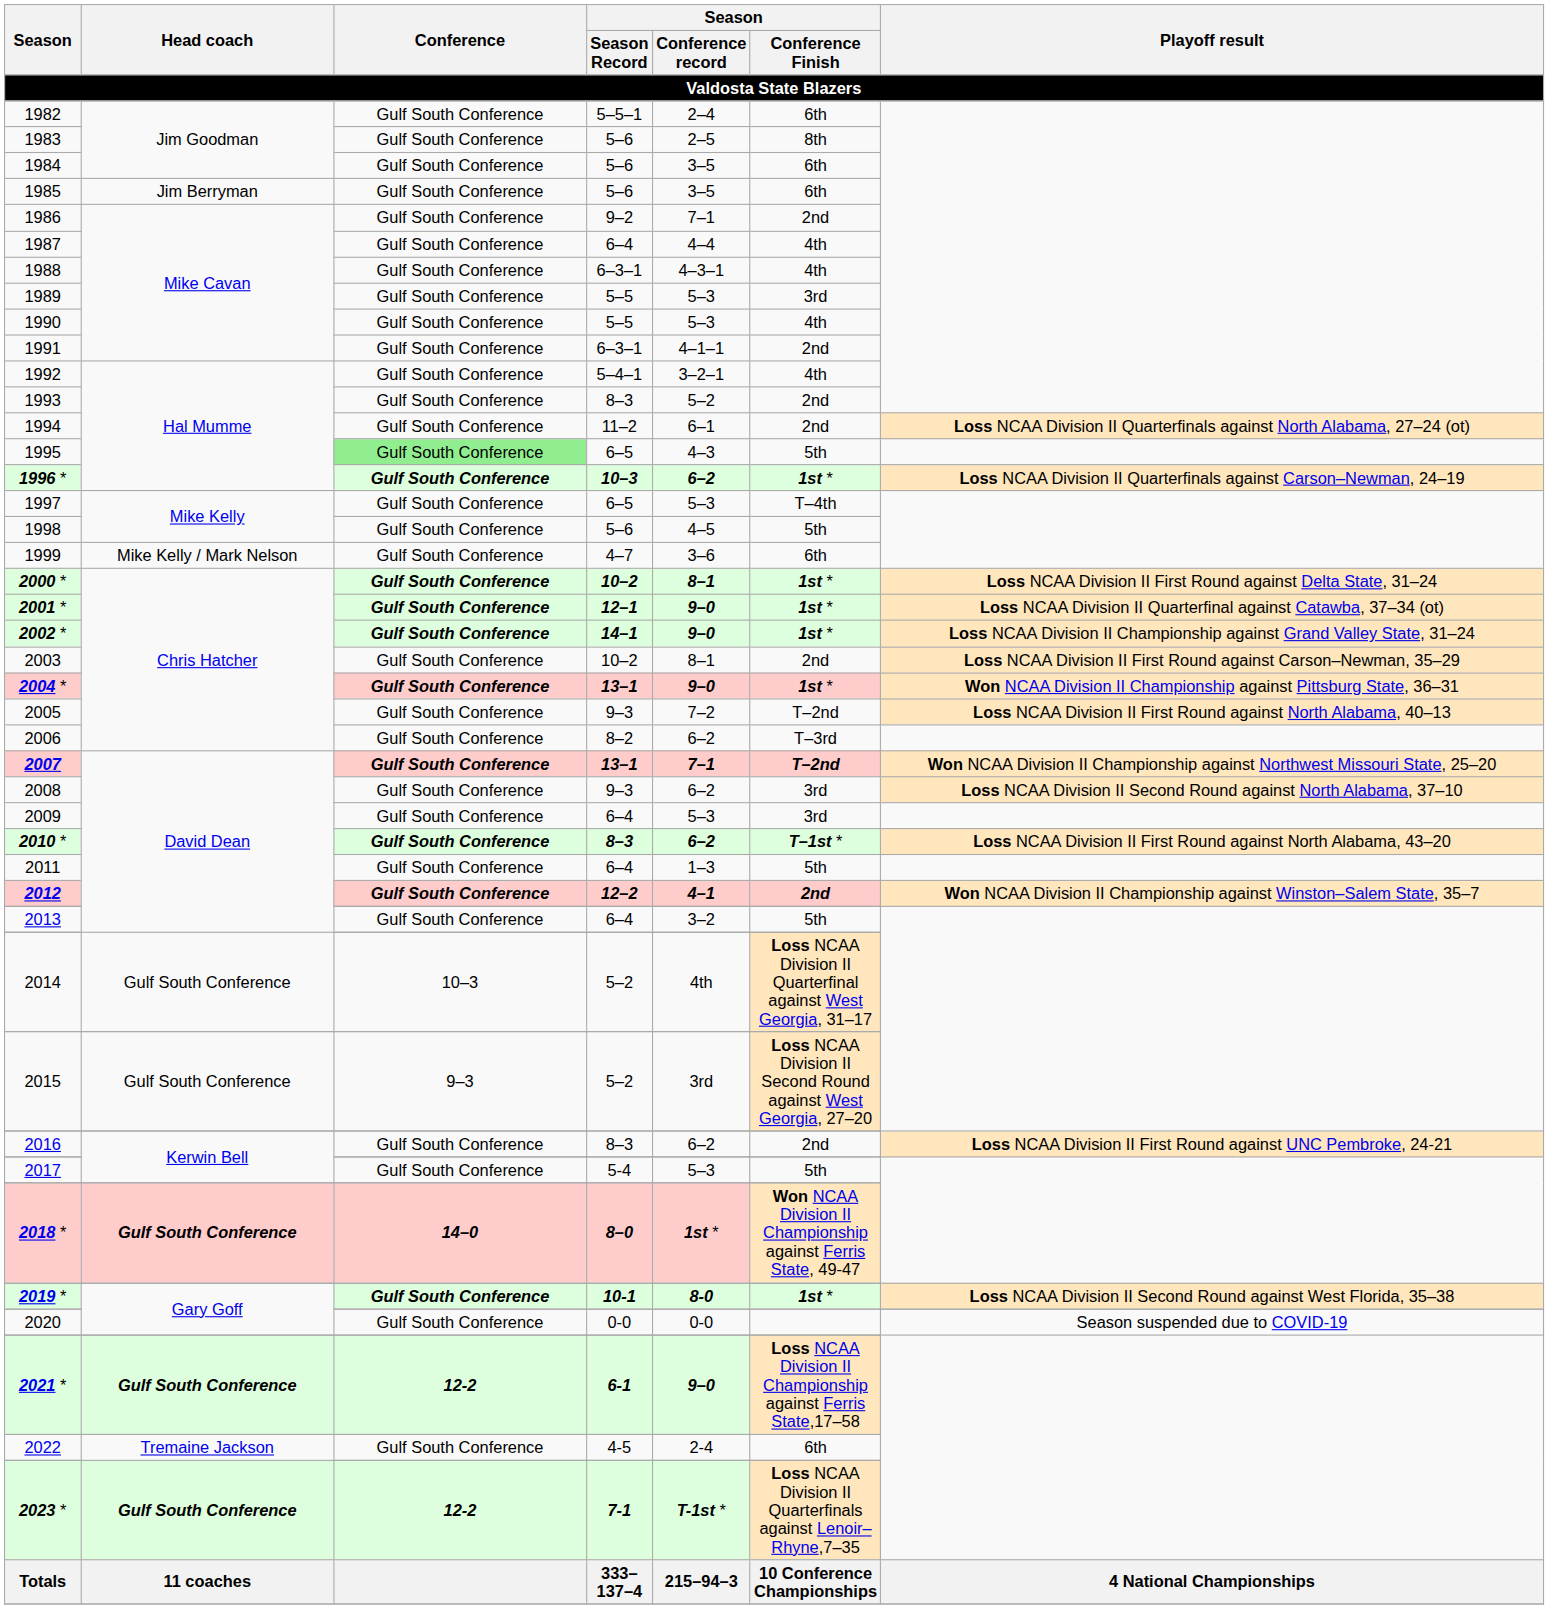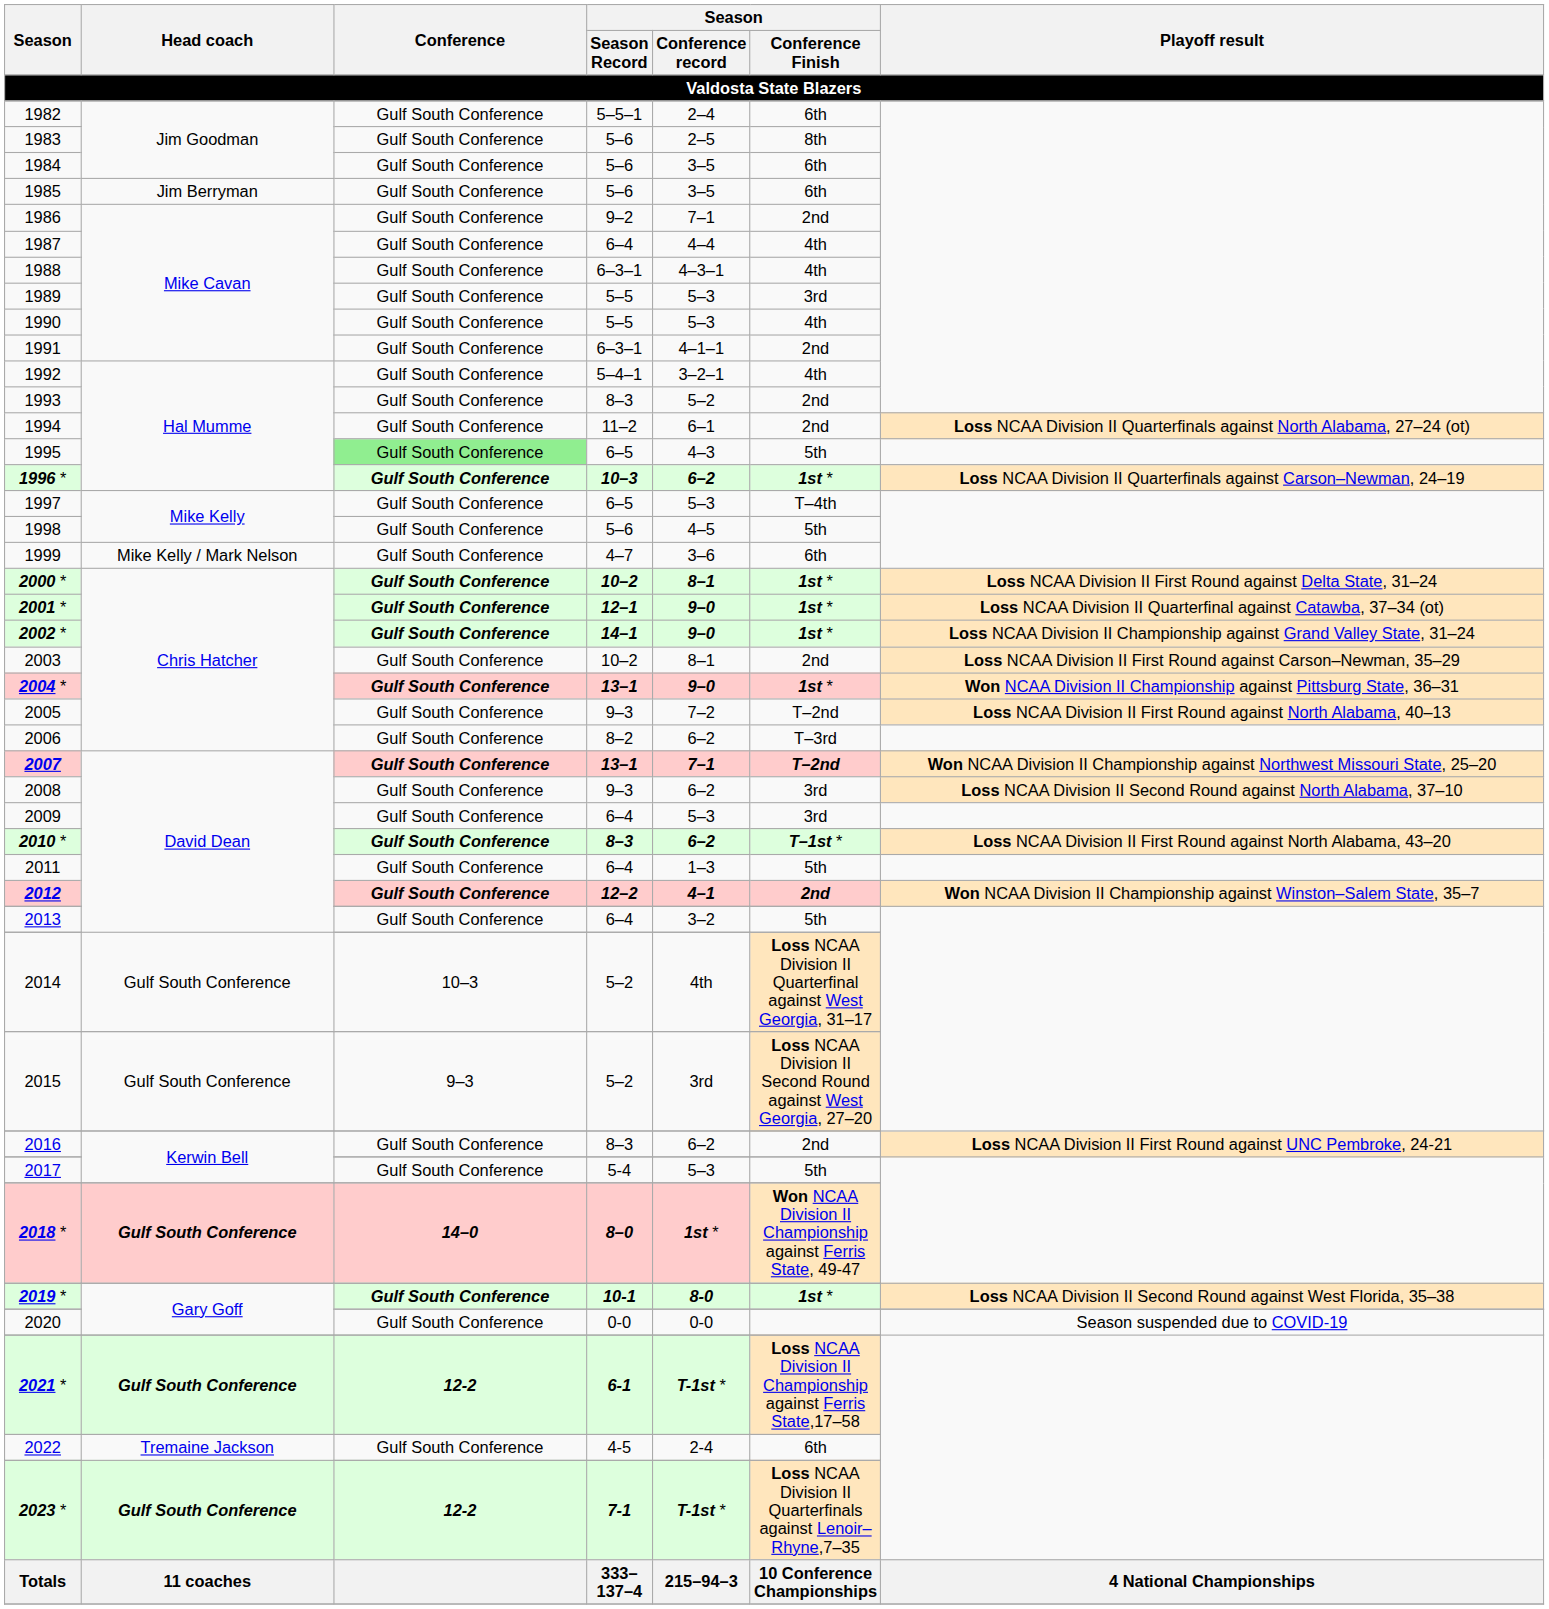(701, 1385) 9–0 -> (701, 1385) T-1st *
